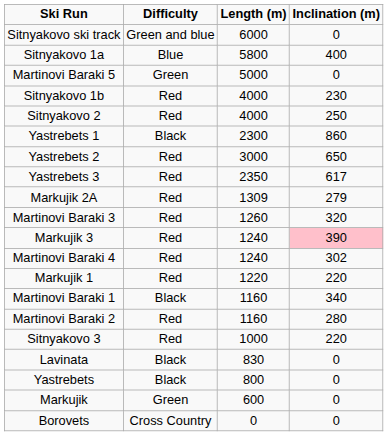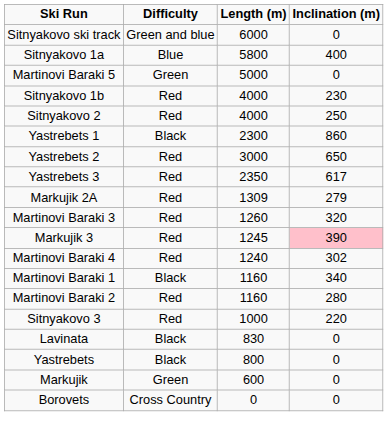(254, 237) 1240 -> (254, 237) 1245
- row: (64, 278)
